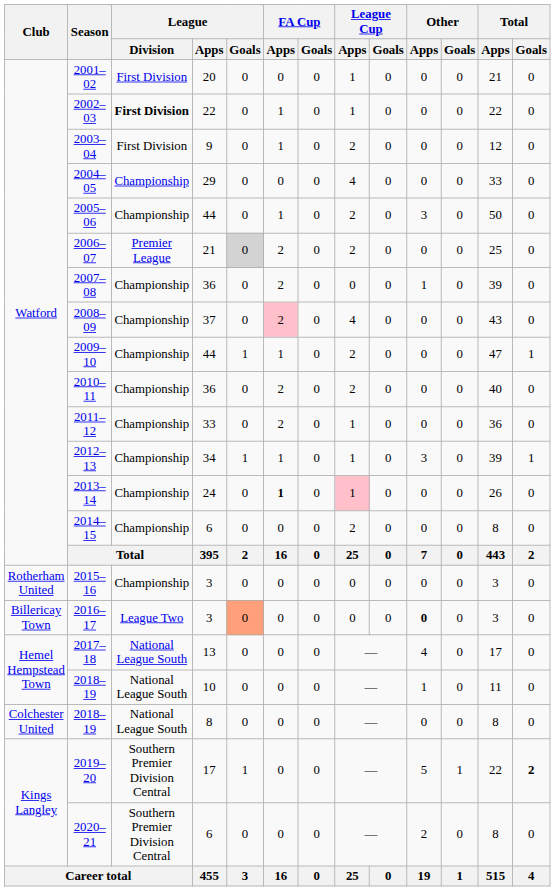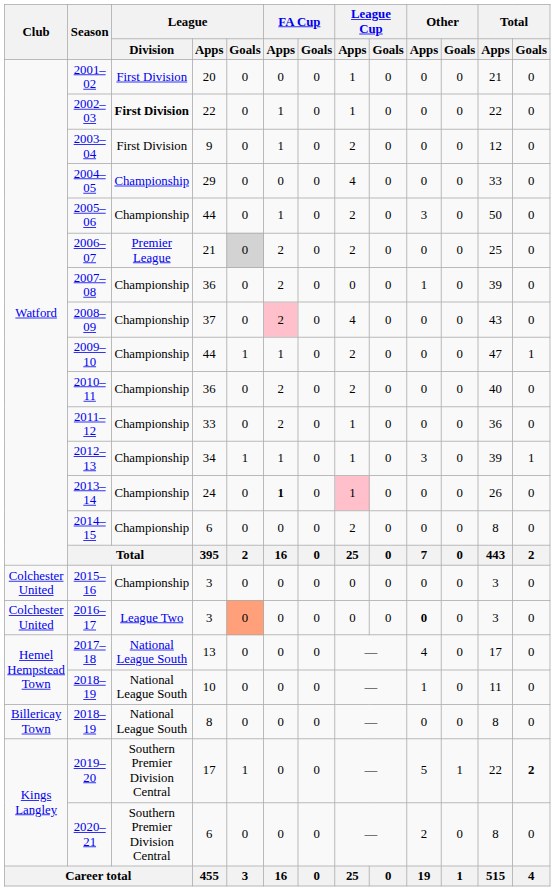(36, 582) Rotherham United -> (36, 582) Colchester United
(36, 617) Billericay Town -> (36, 617) Colchester United
(36, 721) Colchester United -> (36, 721) Billericay Town
